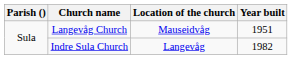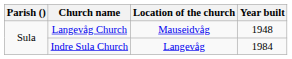(262, 29) 1951 -> (262, 29) 1948
(262, 46) 1982 -> (262, 46) 1984
